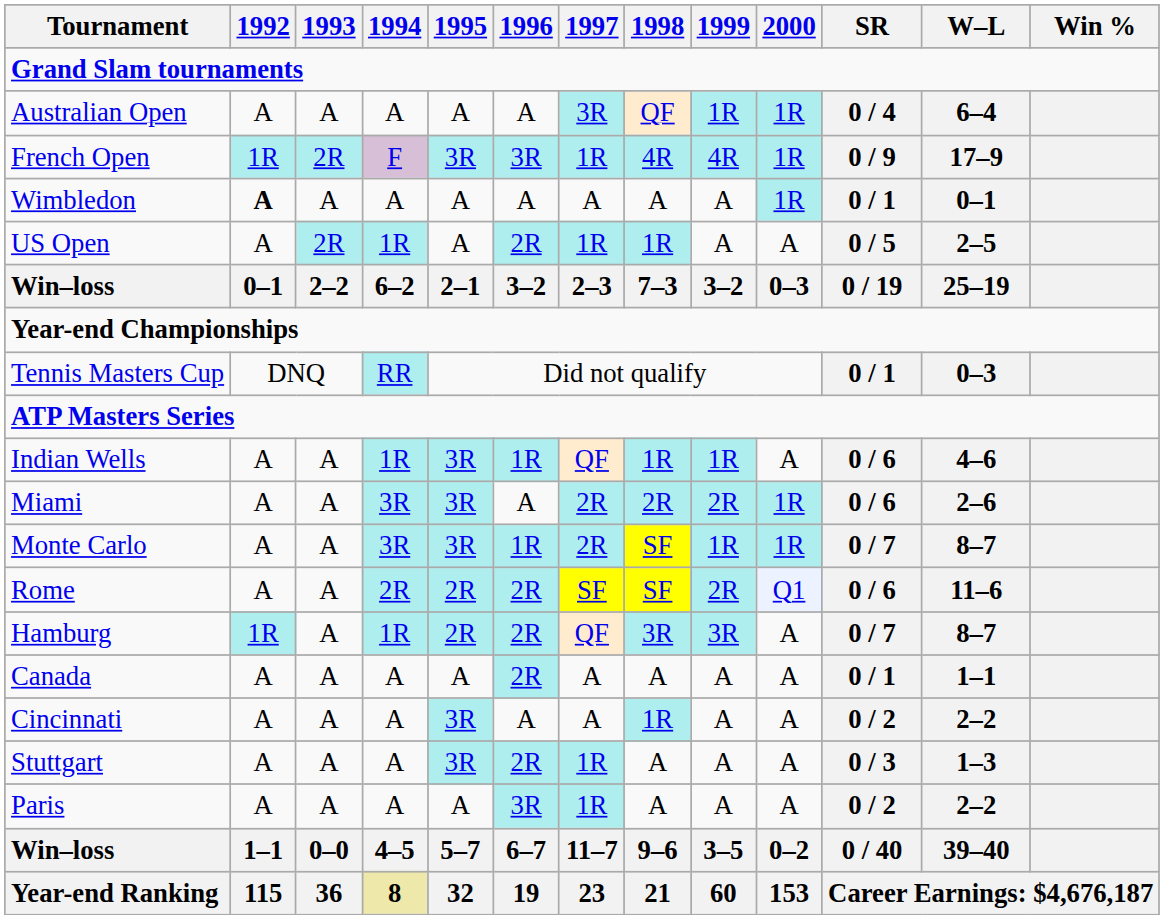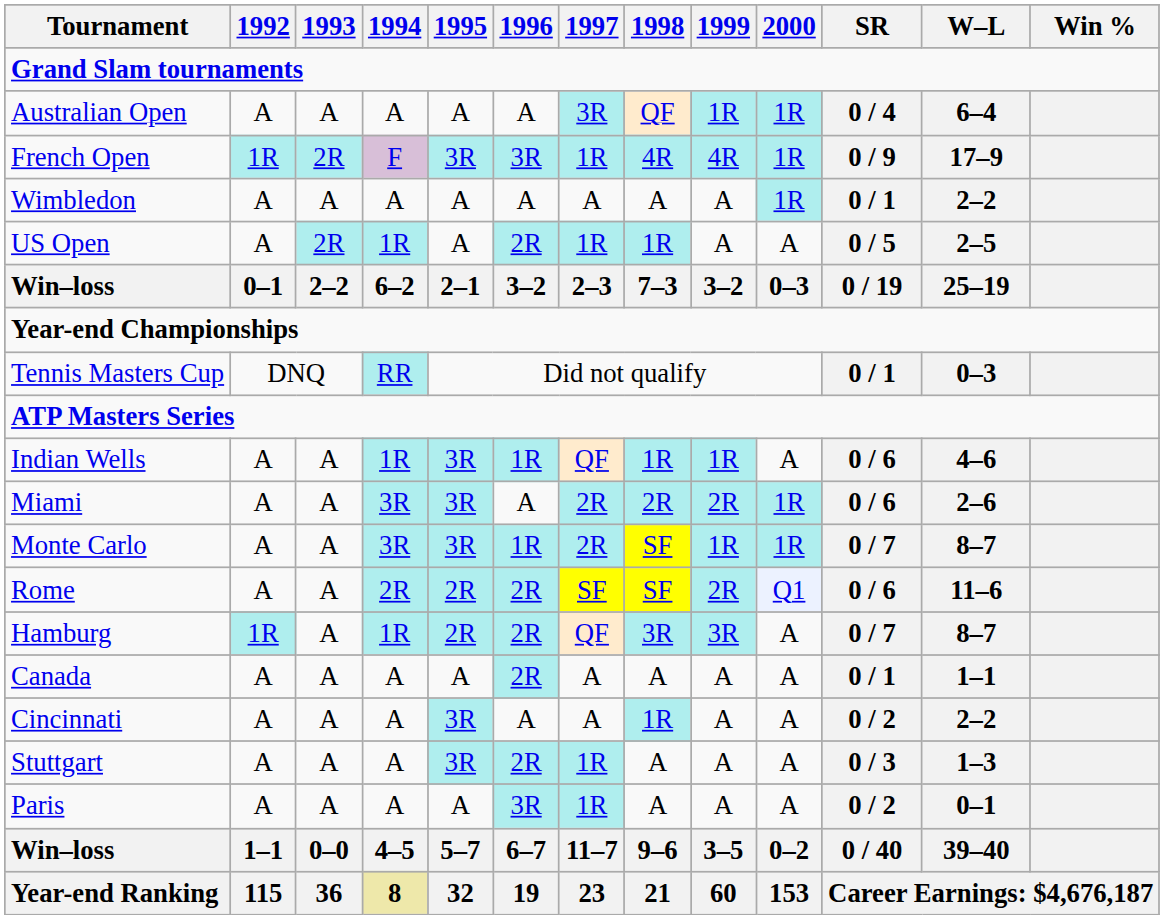(263, 198) bold -> (263, 198) normal
(976, 198) 0–1 -> (976, 198) 2–2
(976, 805) 2–2 -> (976, 805) 0–1
